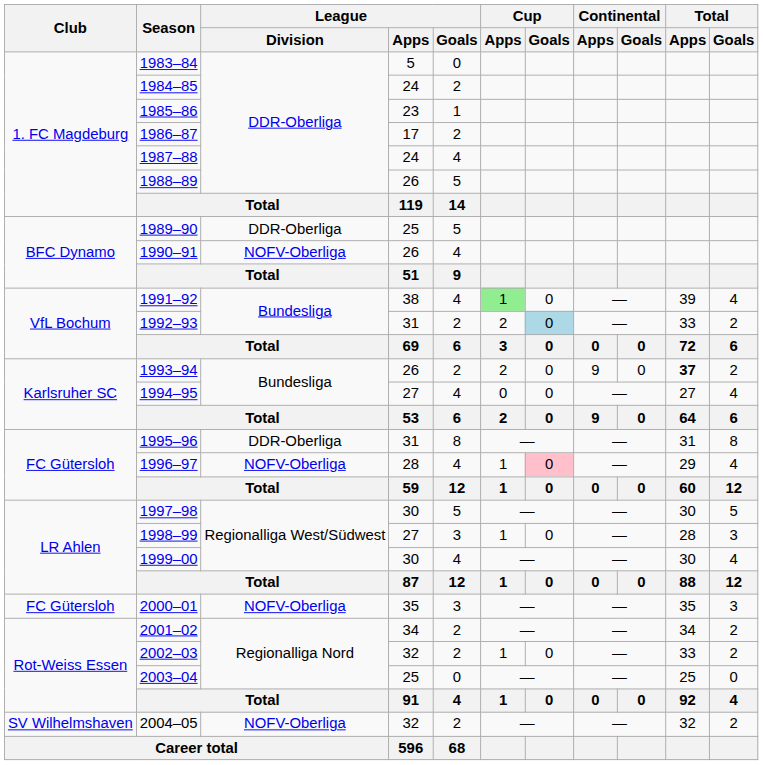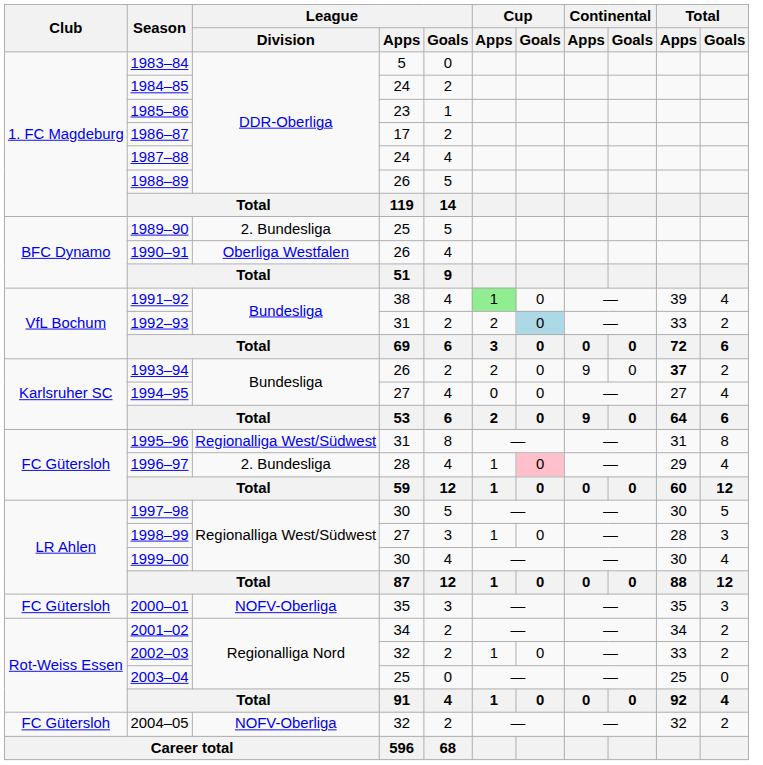(295, 228) DDR-Oberliga -> (286, 228) 2. Bundesliga
(295, 252) NOFV-Oberliga -> (286, 252) Oberliga Westfalen
(295, 441) DDR-Oberliga -> (286, 441) Regionalliga West/Südwest
(295, 464) NOFV-Oberliga -> (286, 464) 2. Bundesliga
(70, 724) SV Wilhelmshaven -> (66, 724) FC Gütersloh
